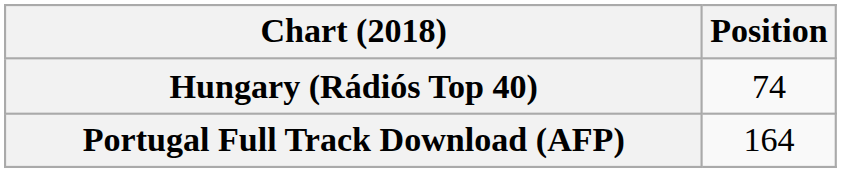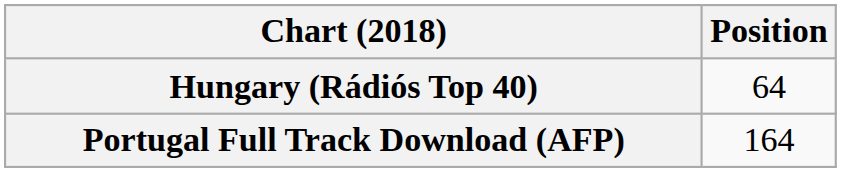(769, 85) 74 -> (769, 85) 64
